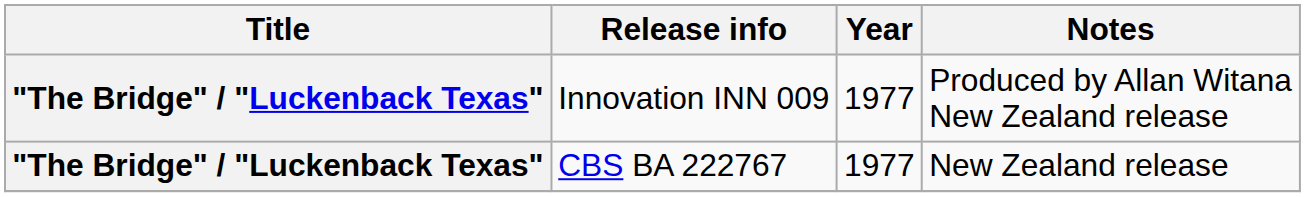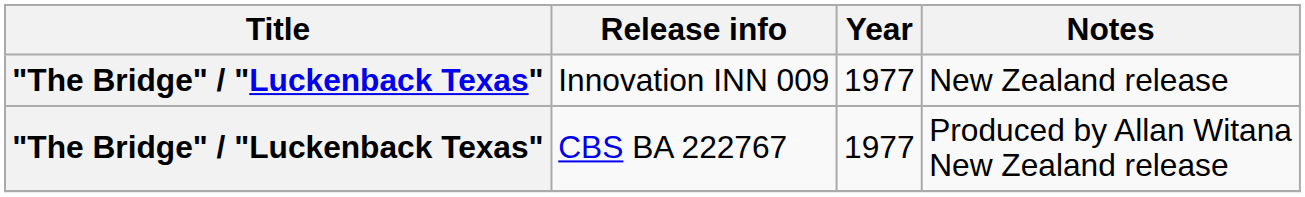(1111, 97) Produced by Allan Witana New Zealand release -> (1079, 79) New Zealand release
(1079, 165) New Zealand release -> (1111, 147) Produced by Allan Witana New Zealand release
